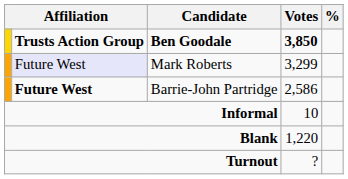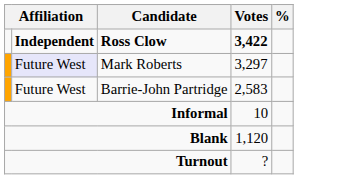- row: (191, 41)
+ row: (134, 41)
(301, 65) 3,299 -> (251, 65) 3,297
(54, 89) bold -> (50, 89) normal
(301, 89) 2,586 -> (251, 89) 2,583
(302, 138) 1,220 -> (252, 138) 1,120
